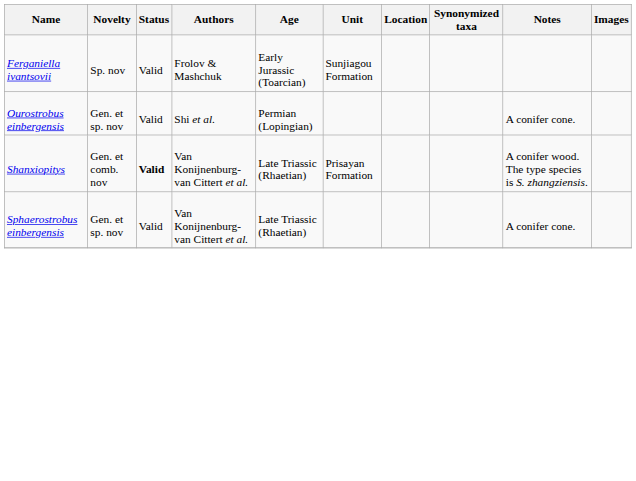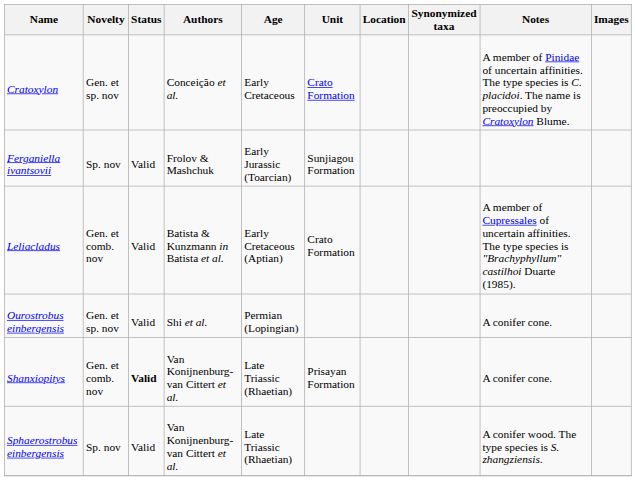+ row: (33, 89)
+ row: (33, 246)
(547, 169) A conifer wood. The type species is S. zhangziensis. -> (517, 378) A conifer cone.
(107, 226) Gen. et sp. nov -> (103, 447) Sp. nov
(541, 226) A conifer cone. -> (529, 447) A conifer wood. The type species is S. zhangziensis.
